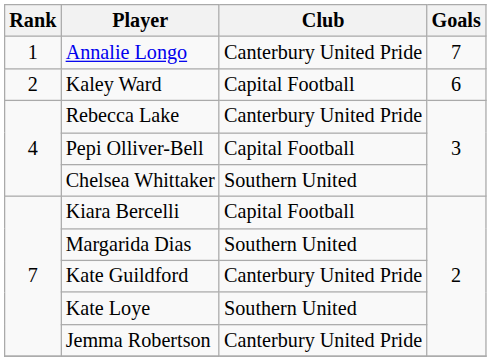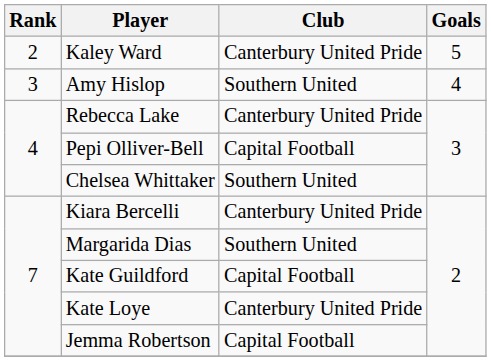- row: (126, 52)
(289, 84) Capital Football -> (323, 52) Canterbury United Pride
(456, 84) 6 -> (456, 52) 5
+ row: (115, 84)
(289, 212) Capital Football -> (323, 212) Canterbury United Pride
(323, 276) Canterbury United Pride -> (289, 276) Capital Football
(290, 308) Southern United -> (323, 308) Canterbury United Pride
(323, 340) Canterbury United Pride -> (289, 340) Capital Football
